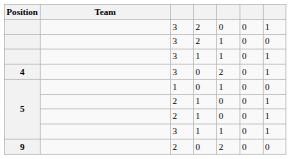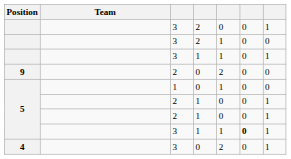rows swapped: (22, 72) <-> (22, 147)
(244, 132) normal -> (244, 132) bold
